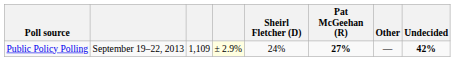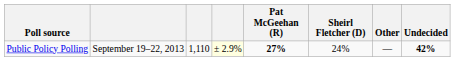columns swapped: (277, 28) <-> (341, 22)
(199, 48) 1,109 -> (199, 48) 1,110
